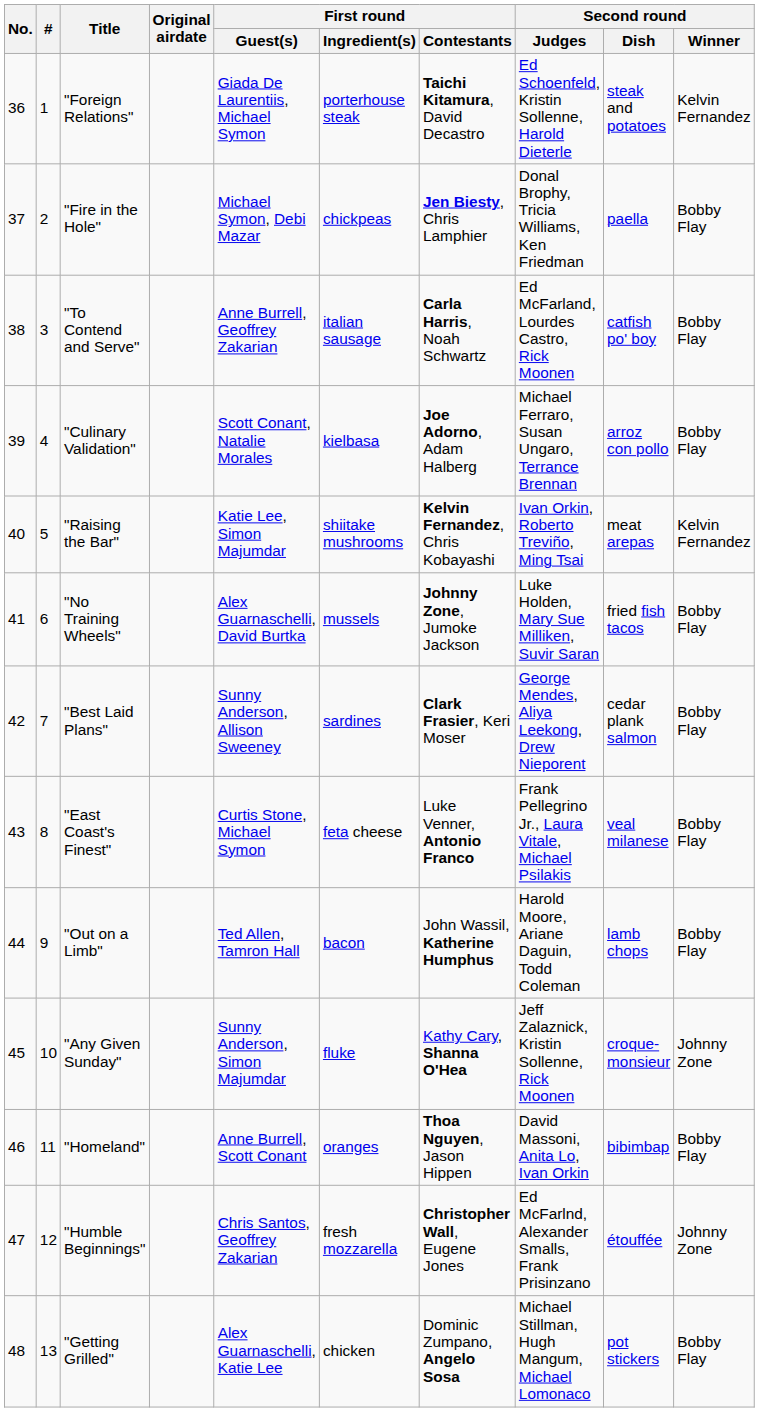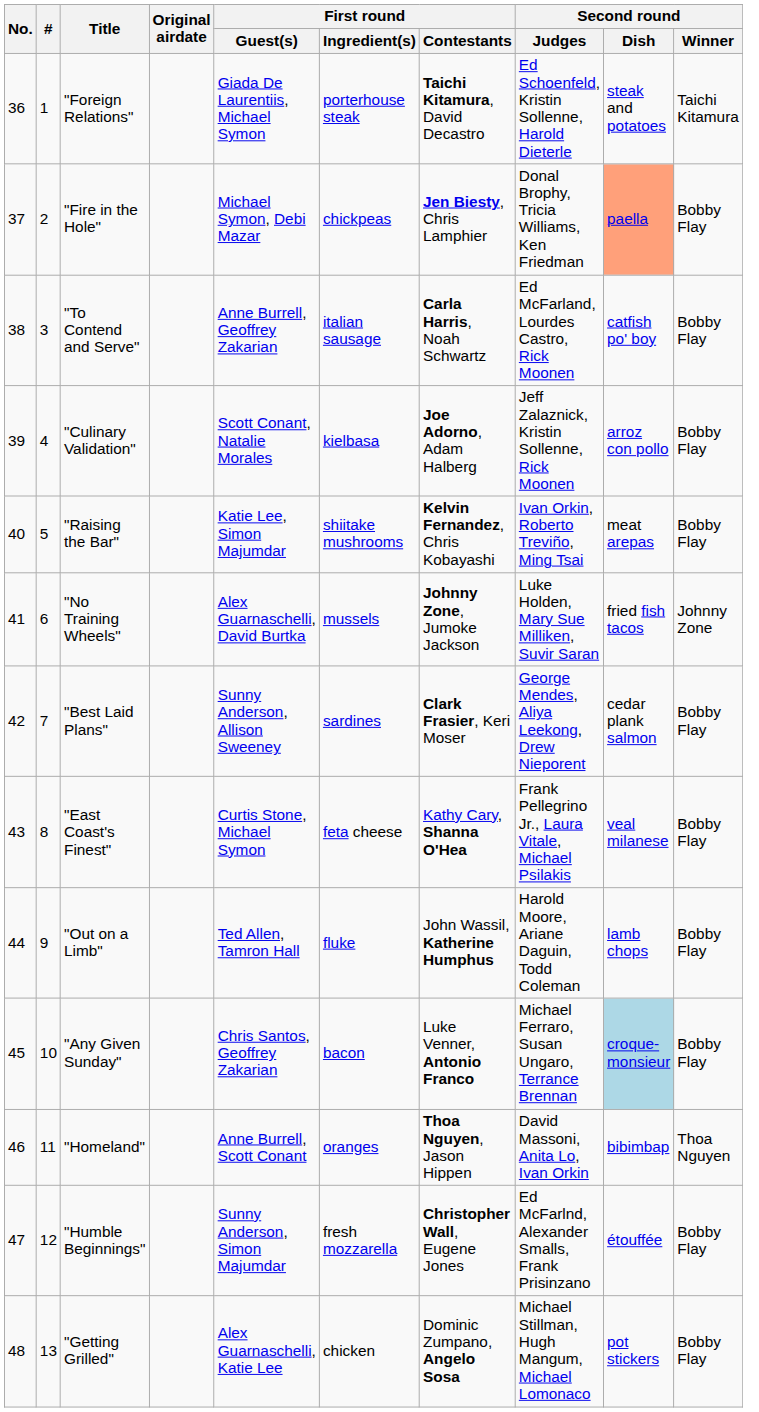(714, 108) Kelvin Fernandez -> (708, 108) Taichi Kitamura
(628, 219) no background -> (628, 219) lightsalmon background
(549, 440) Michael Ferraro, Susan Ungaro, Terrance Brennan -> (553, 440) Jeff Zalaznick, Kristin Sollenne, Rick Moonen
(714, 534) Kelvin Fernandez -> (699, 534) Bobby Flay
(699, 619) Bobby Flay -> (702, 619) Johnny Zone
(452, 832) Luke Venner, Antonio Franco -> (463, 832) Kathy Cary, Shanna O'Hea
(344, 942) bacon -> (339, 942) fluke
(253, 1053) Sunny Anderson, Simon Majumdar -> (264, 1053) Chris Santos, Geoffrey Zakarian
(339, 1053) fluke -> (344, 1053) bacon
(463, 1053) Kathy Cary, Shanna O'Hea -> (452, 1053) Luke Venner, Antonio Franco
(553, 1053) Jeff Zalaznick, Kristin Sollenne, Rick Moonen -> (549, 1053) Michael Ferraro, Susan Ungaro, Terrance Brennan
(639, 1053) no background -> (639, 1053) lightblue background
(702, 1053) Johnny Zone -> (699, 1053) Bobby Flay
(699, 1147) Bobby Flay -> (704, 1147) Thoa Nguyen
(264, 1240) Chris Santos, Geoffrey Zakarian -> (253, 1240) Sunny Anderson, Simon Majumdar
(702, 1240) Johnny Zone -> (699, 1240) Bobby Flay
